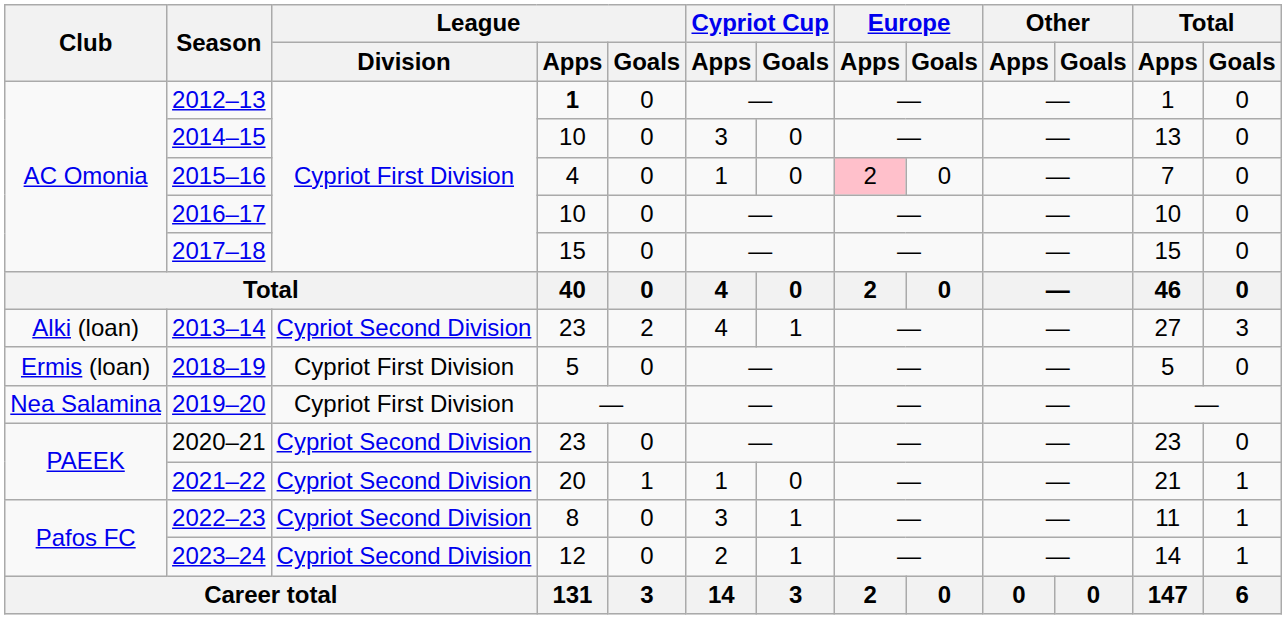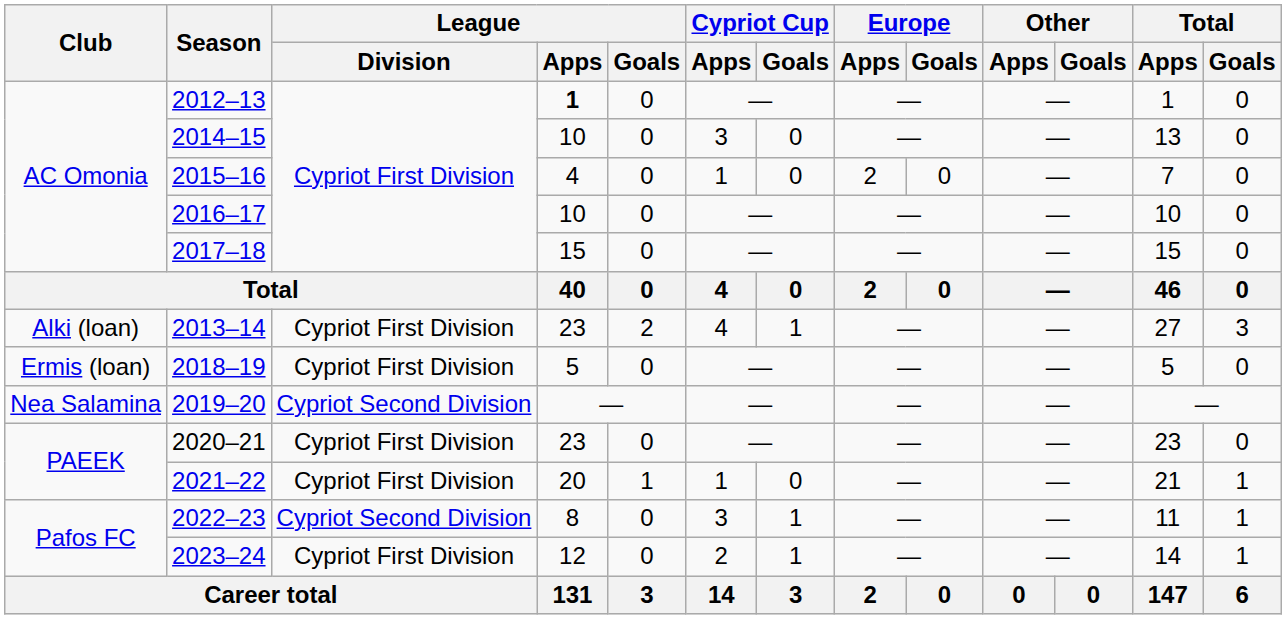(870, 175) pink background -> (870, 175) no background
(404, 328) Cypriot Second Division -> (404, 328) Cypriot First Division
(404, 404) Cypriot First Division -> (404, 404) Cypriot Second Division
(404, 442) Cypriot Second Division -> (404, 442) Cypriot First Division
(404, 480) Cypriot Second Division -> (404, 480) Cypriot First Division
(404, 556) Cypriot Second Division -> (404, 556) Cypriot First Division
